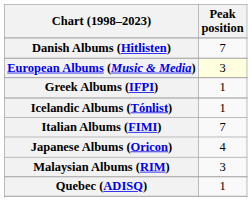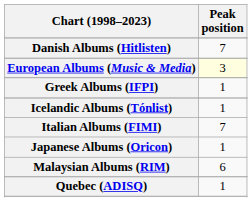(223, 147) 4 -> (223, 147) 1
(223, 166) 3 -> (223, 166) 6
